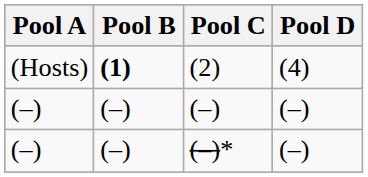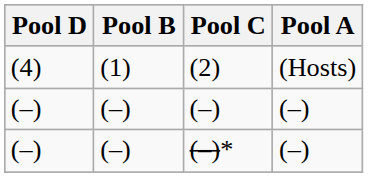columns swapped: (49, 25) <-> (318, 25)
(116, 66) bold -> (116, 66) normal
